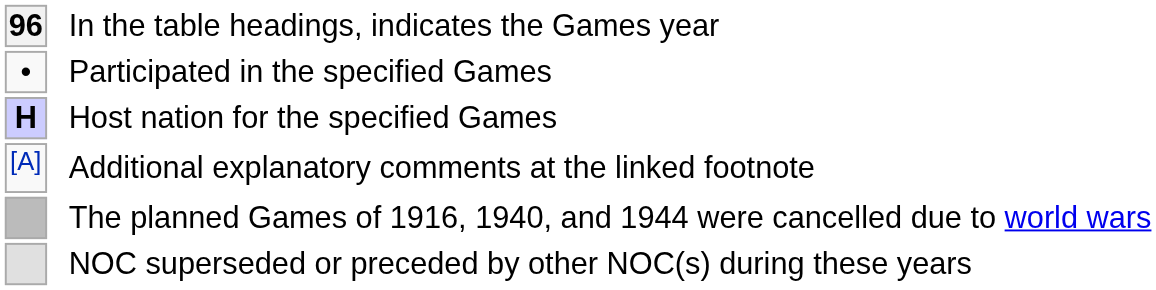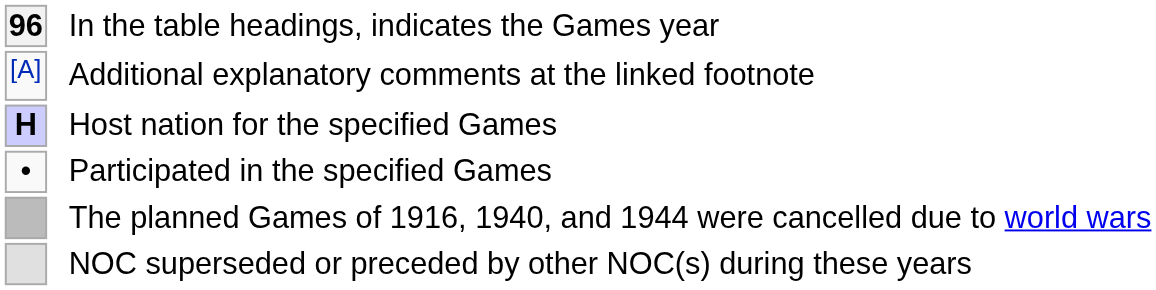rows swapped: (310, 71) <-> (442, 167)
